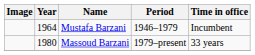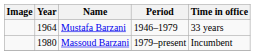(212, 27) Incumbent -> (207, 27) 33 years
(207, 43) 33 years -> (212, 43) Incumbent
